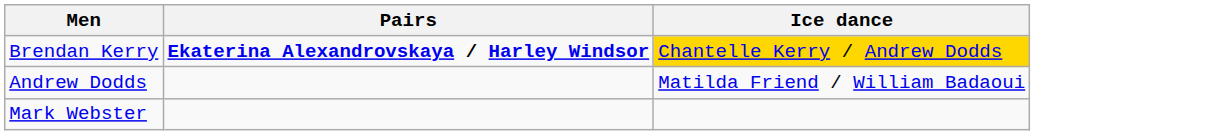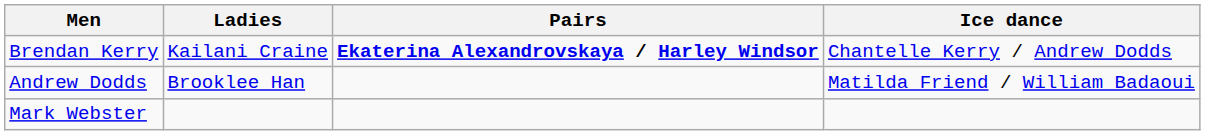+ column: (248, 20)
(830, 51) gold background -> (1000, 51) no background
